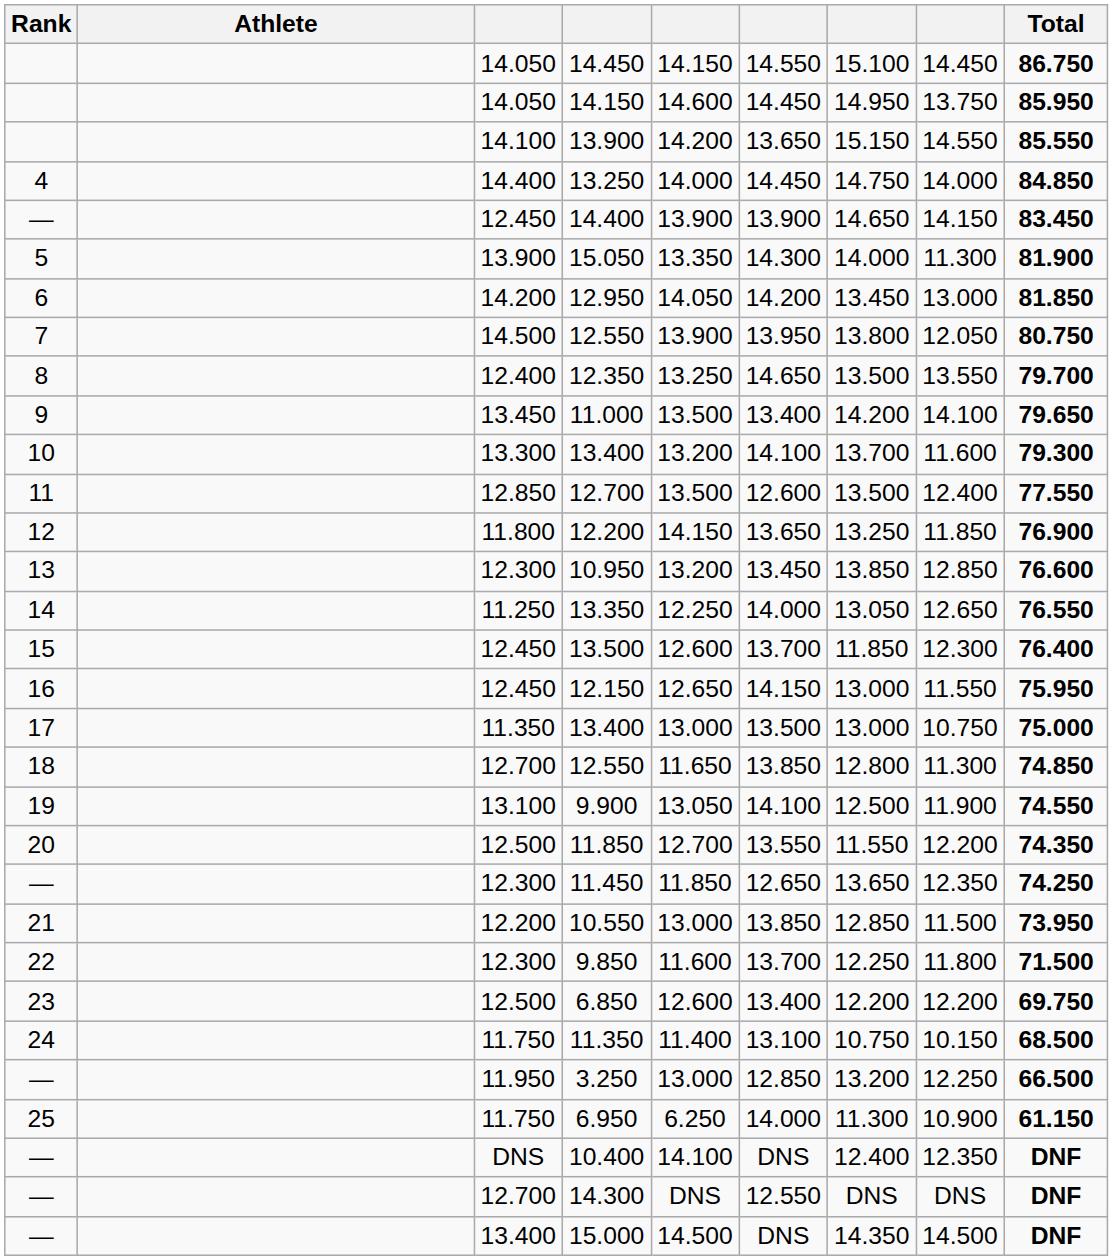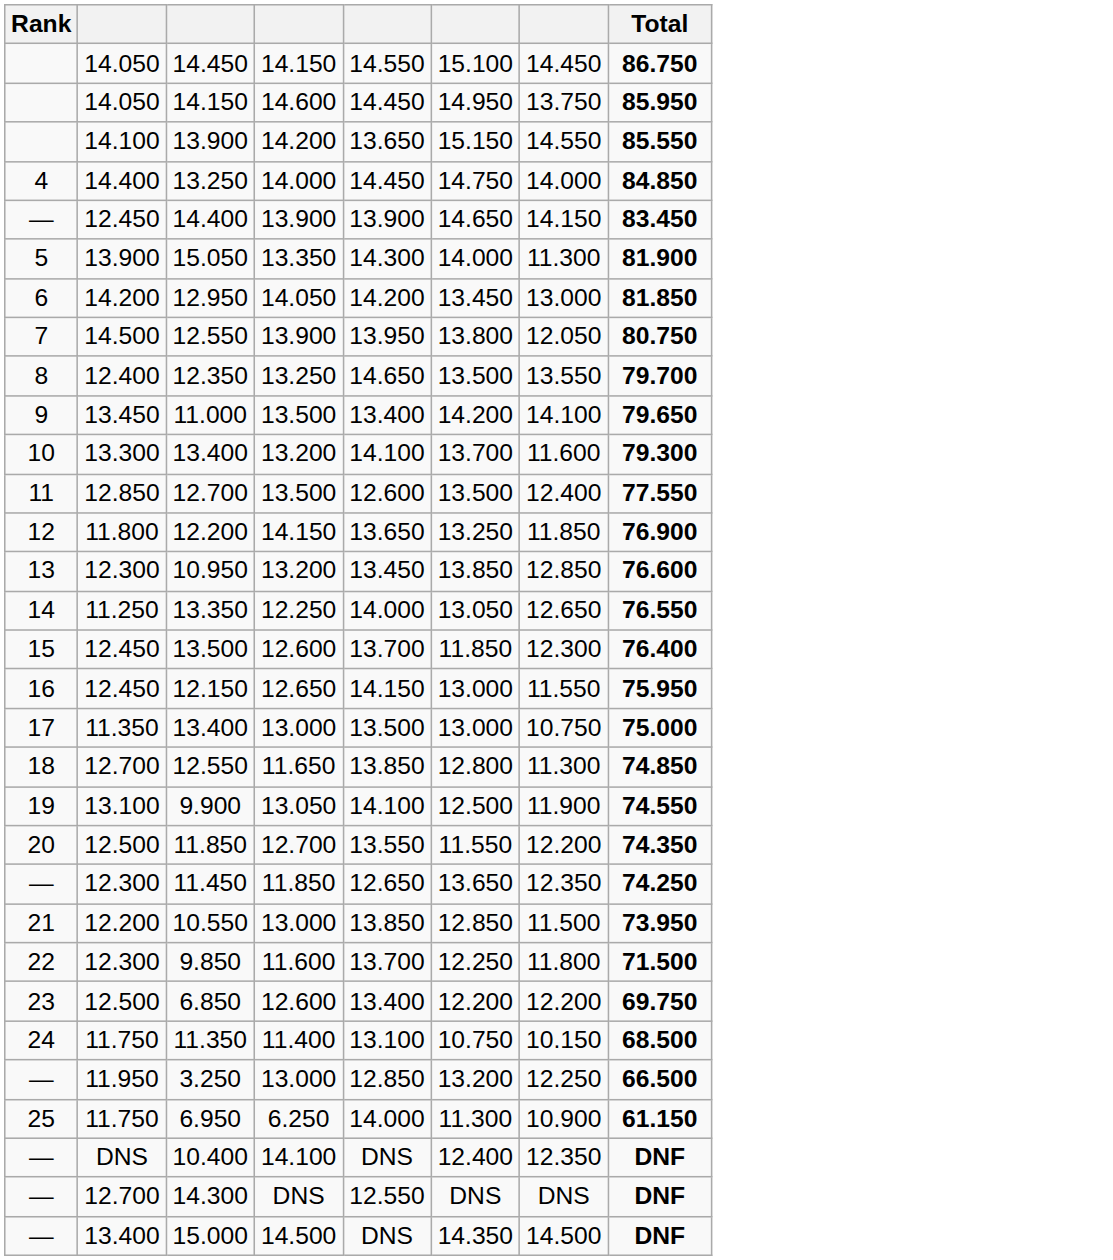- column: (276, 24)
